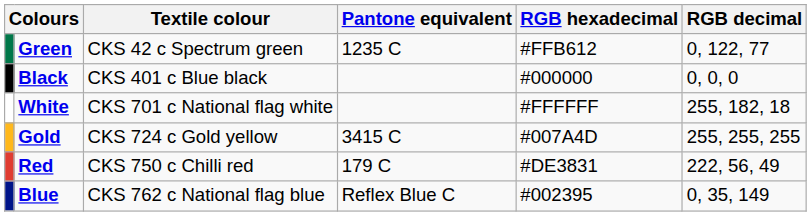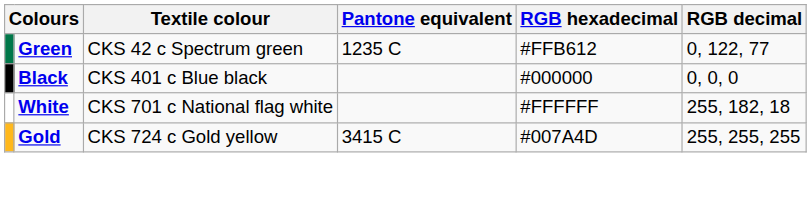- row: (36, 166)
- row: (38, 195)
